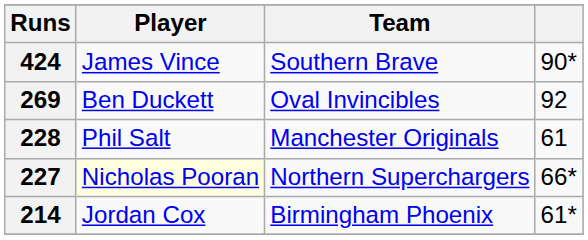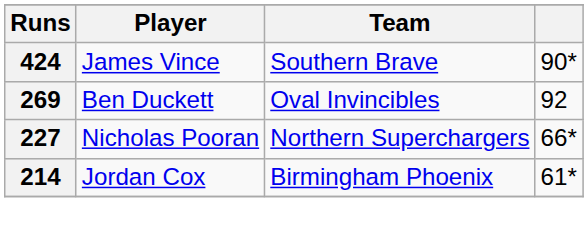- row: (41, 138)
(171, 176) lightyellow background -> (171, 138) no background
